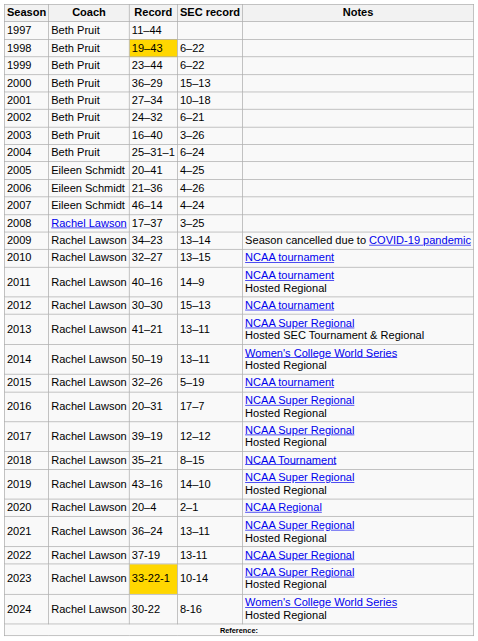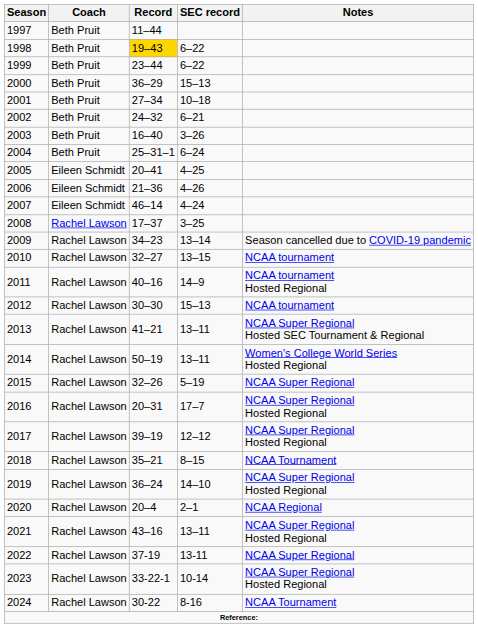(290, 383) NCAA tournament -> (300, 383) NCAA Super Regional
(147, 484) 43–16 -> (147, 484) 36–24
(147, 531) 36–24 -> (147, 531) 43–16
(151, 579) gold background -> (151, 579) no background
(321, 609) Women's College World Series Hosted Regional -> (291, 602) NCAA Tournament
